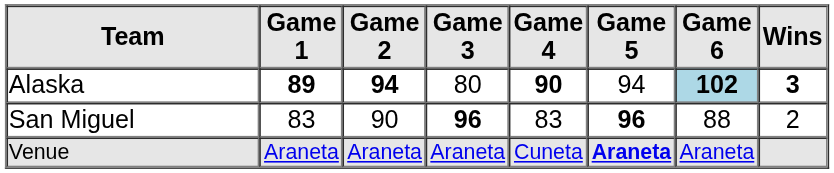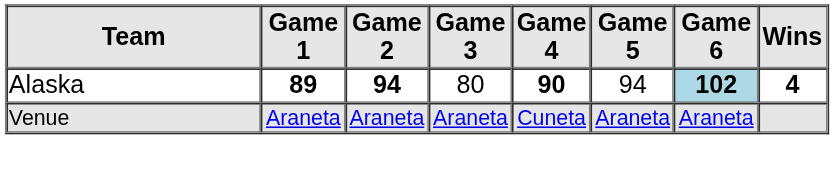(793, 85) 3 -> (792, 85) 4
- row: (72, 119)
(631, 152) bold -> (633, 118) normal
